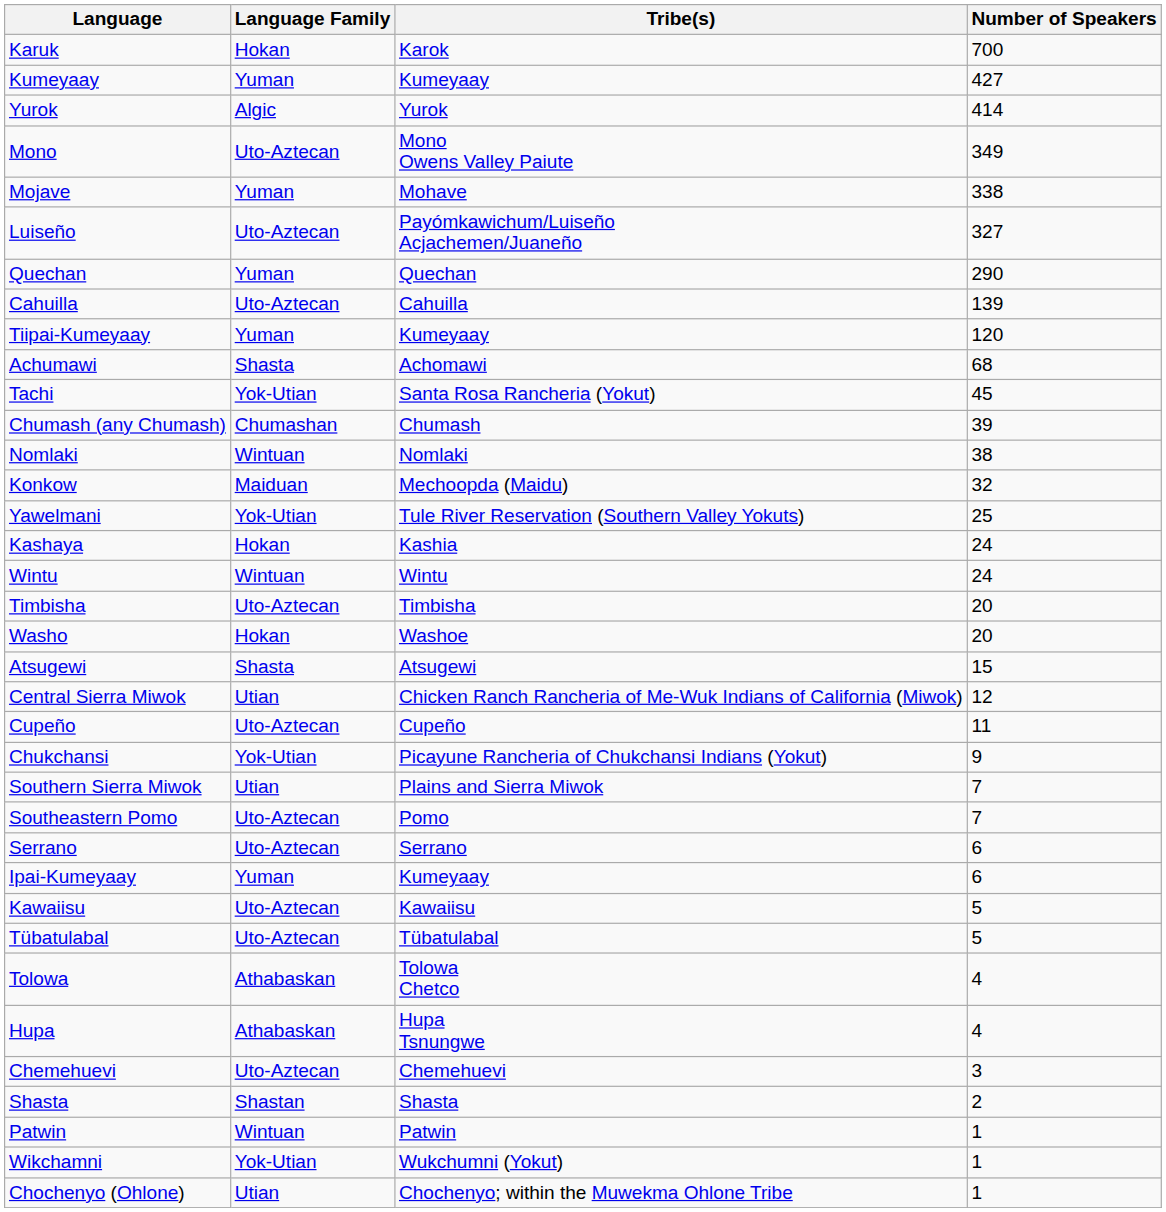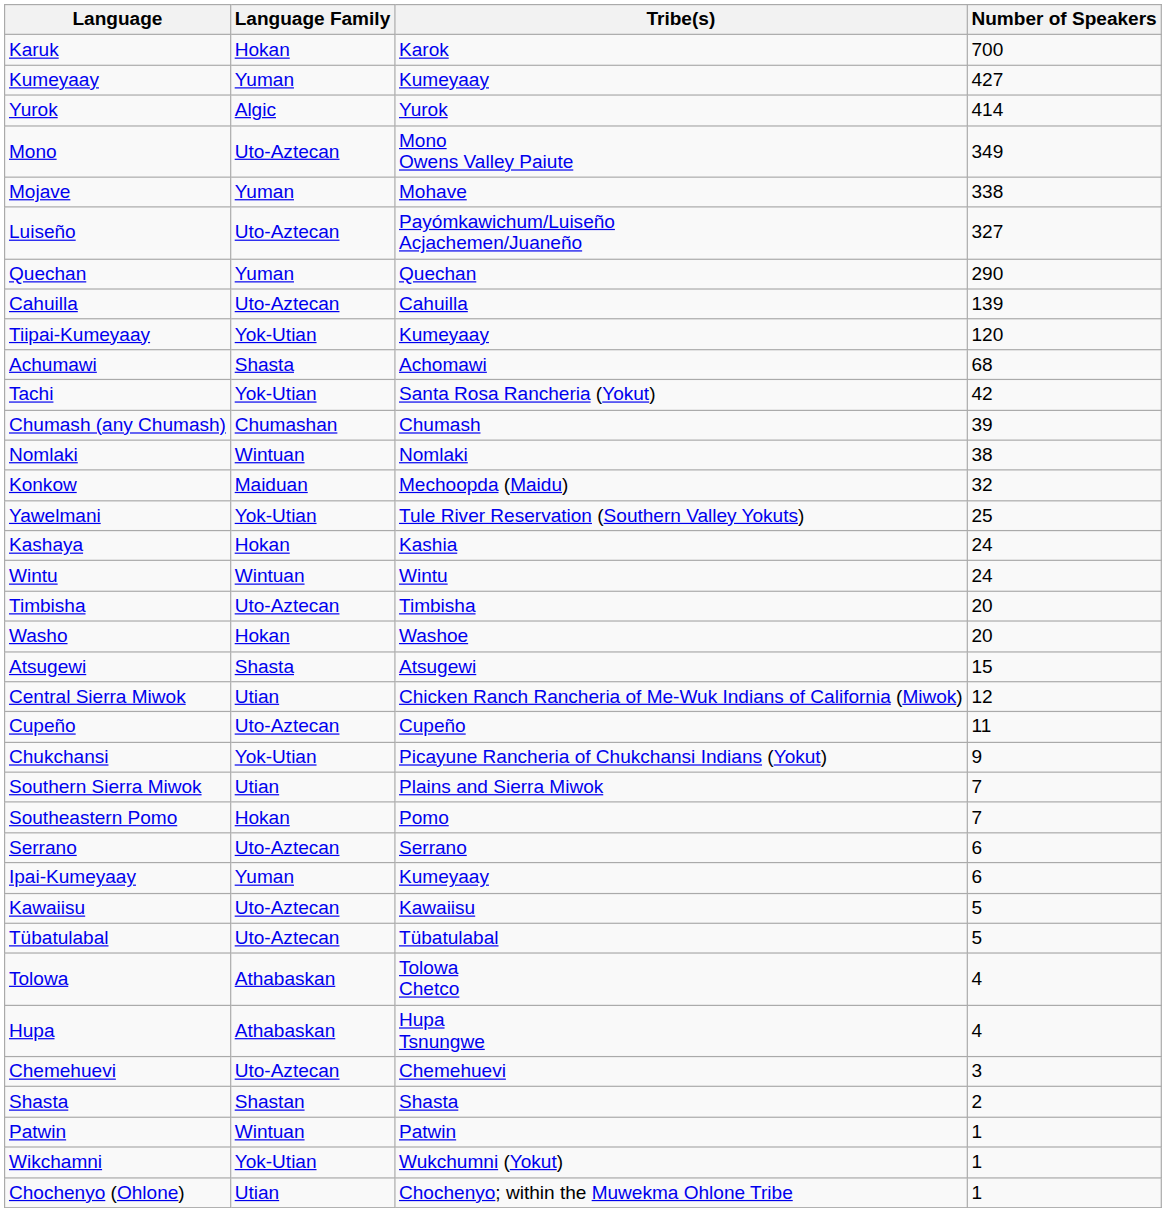(264, 334) Yuman -> (276, 334) Yok-Utian
(982, 394) 45 -> (982, 394) 42
(287, 817) Uto-Aztecan -> (262, 817) Hokan
